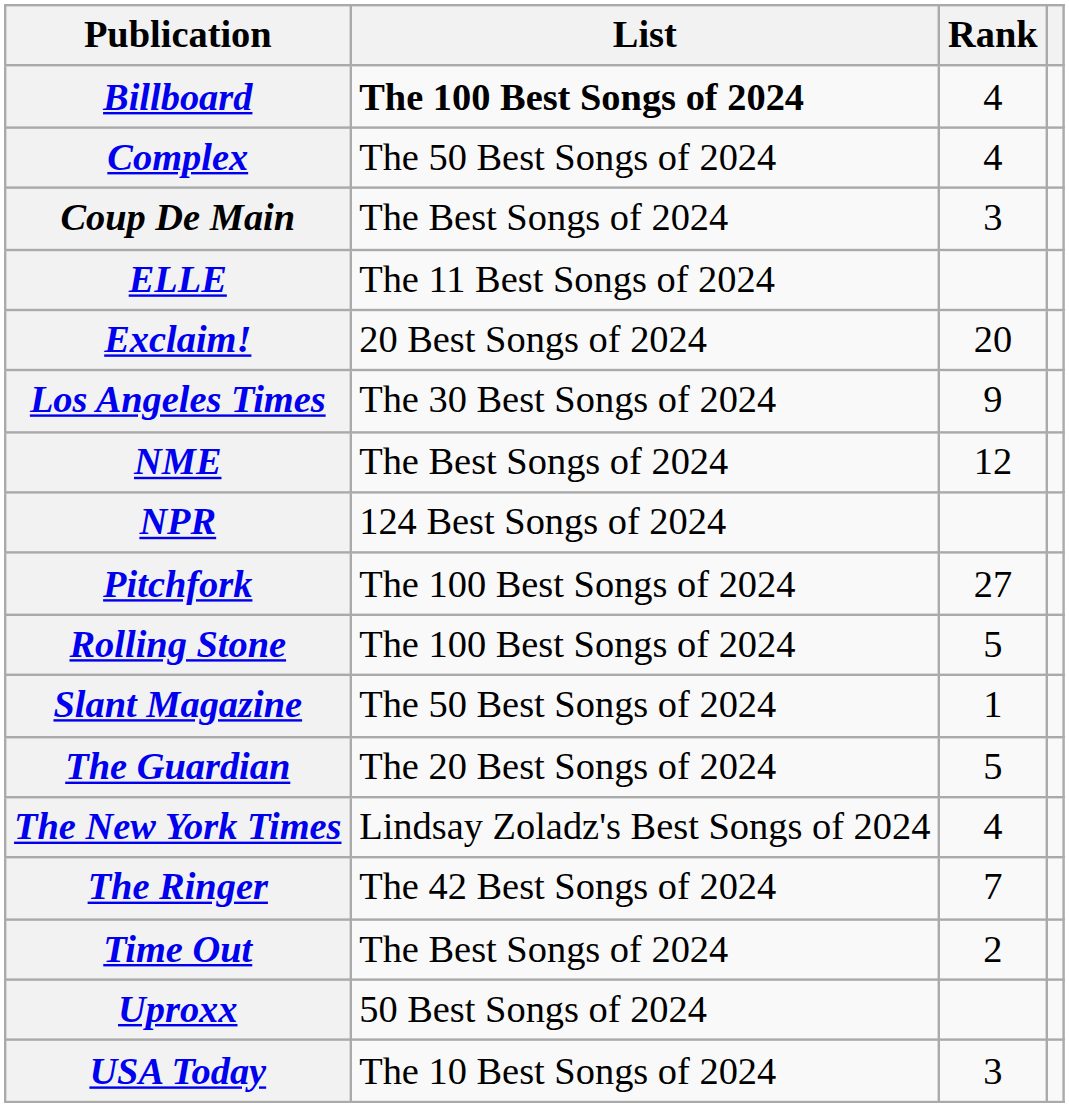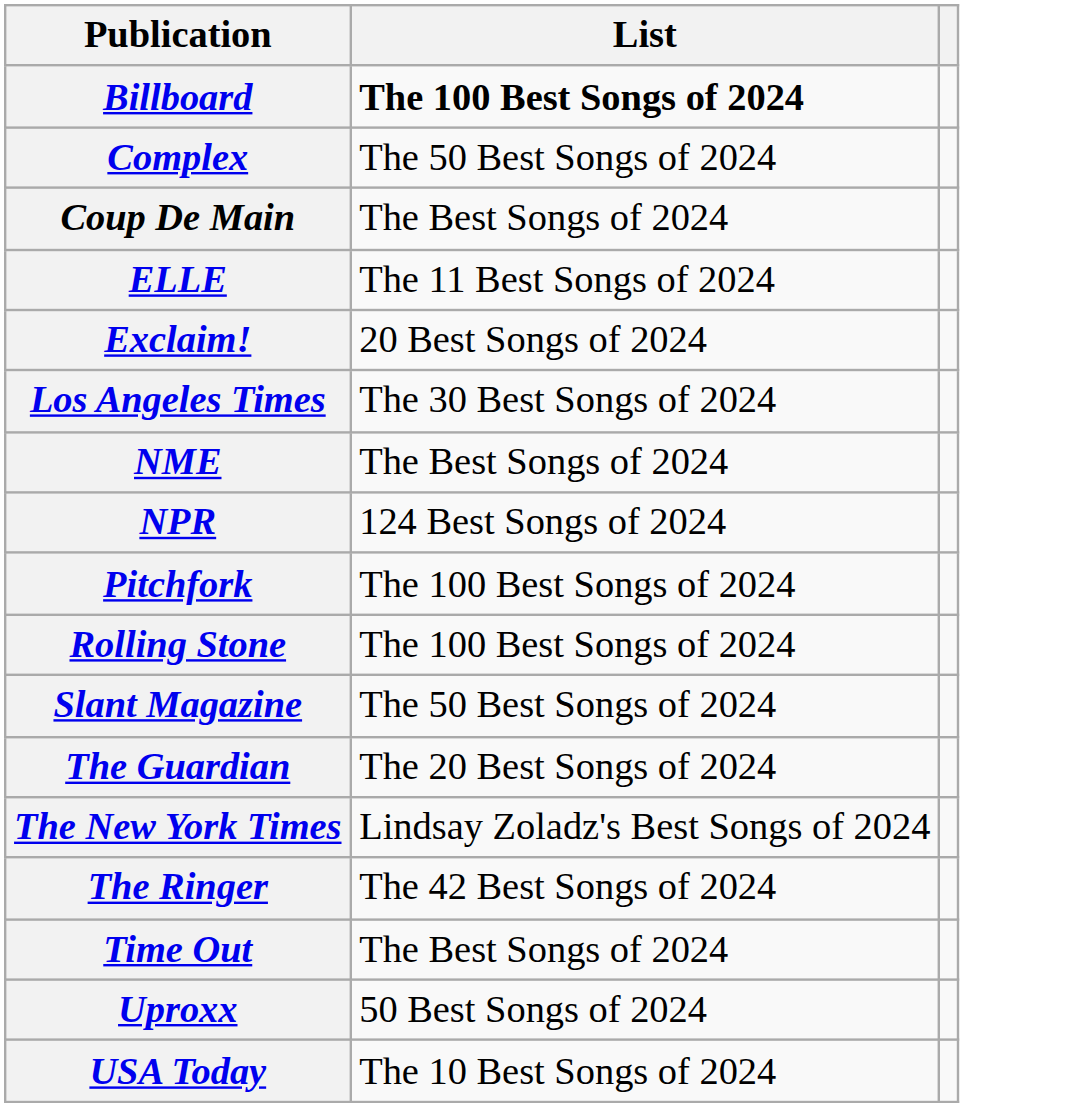- column: (993, 34)
